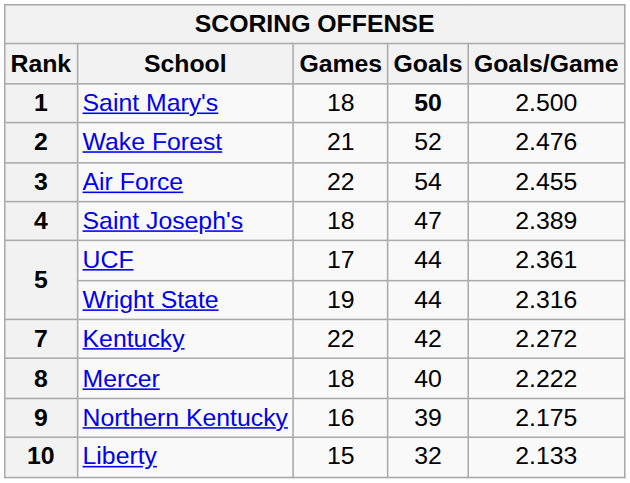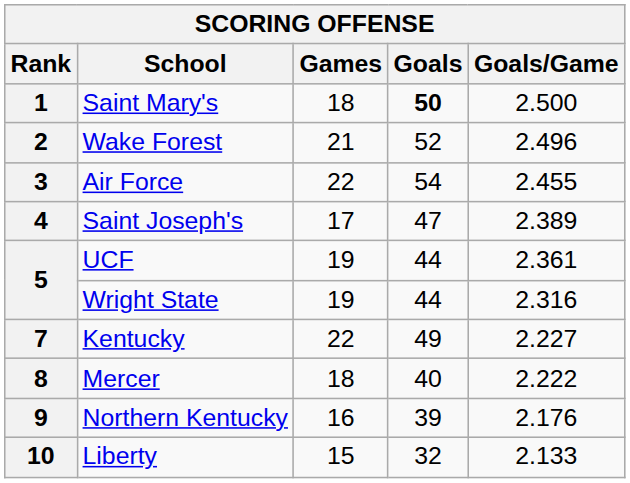(546, 142) 2.476 -> (546, 142) 2.496
(341, 220) 18 -> (341, 220) 17
(341, 260) 17 -> (341, 260) 19
(428, 338) 42 -> (428, 338) 49
(546, 338) 2.272 -> (546, 338) 2.227
(546, 417) 2.175 -> (546, 417) 2.176
